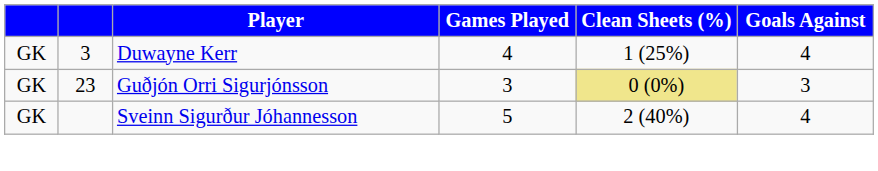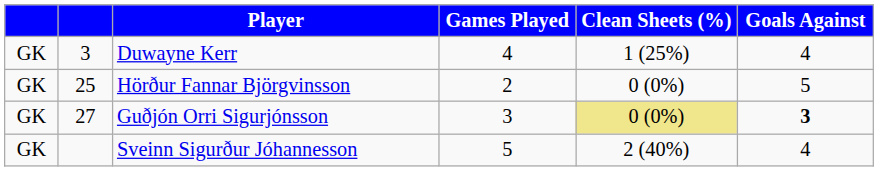+ row: (234, 85)
(85, 85) 23 -> (85, 117) 27
(805, 85) normal -> (805, 117) bold
